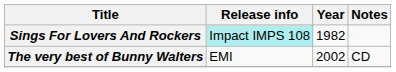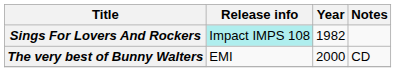(331, 56) 2002 -> (331, 56) 2000
